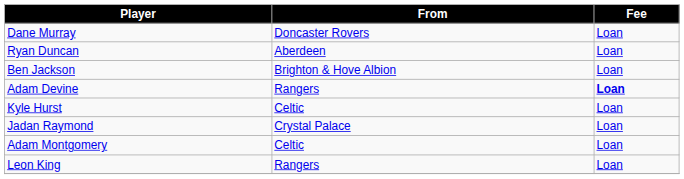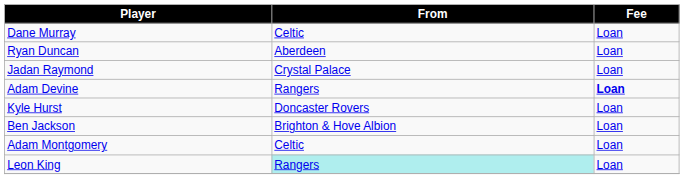(322, 33) Doncaster Rovers -> (289, 33) Celtic
rows swapped: (41, 70) <-> (50, 127)
(289, 108) Celtic -> (322, 108) Doncaster Rovers
(297, 164) no background -> (297, 164) paleturquoise background
